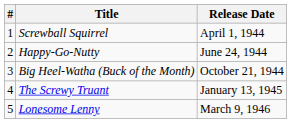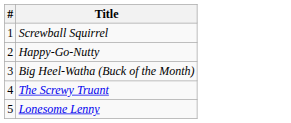- column: (242, 14)
